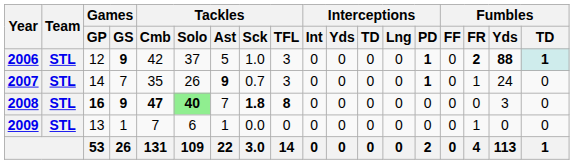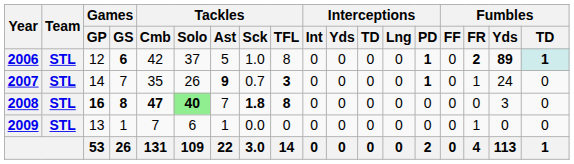(123, 59) 9 -> (123, 59) 6
(287, 59) 3 -> (287, 59) 8
(505, 59) 88 -> (505, 59) 89
(287, 81) normal -> (287, 81) bold
(123, 103) 9 -> (123, 103) 8
